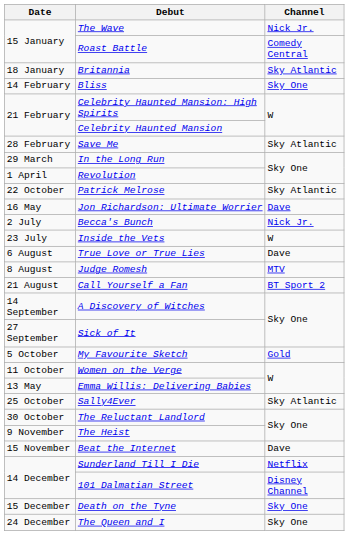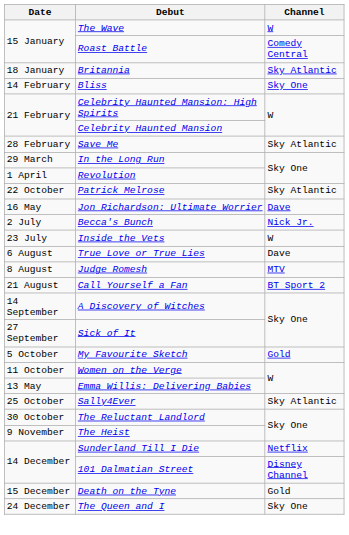(291, 28) Nick Jr. -> (270, 28) W
- row: (127, 449)
(288, 507) Sky One -> (279, 491) Gold
